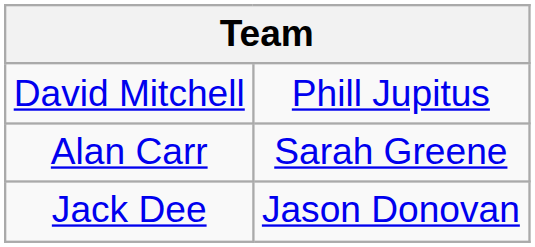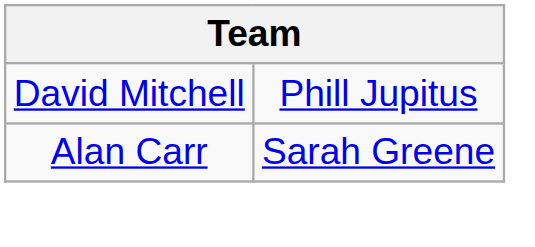- row: (129, 210)
